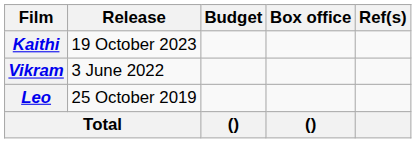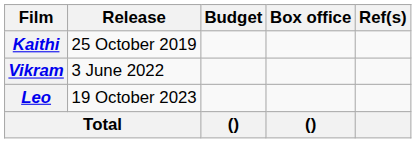(134, 44) 19 October 2023 -> (134, 44) 25 October 2019
(134, 97) 25 October 2019 -> (134, 97) 19 October 2023
